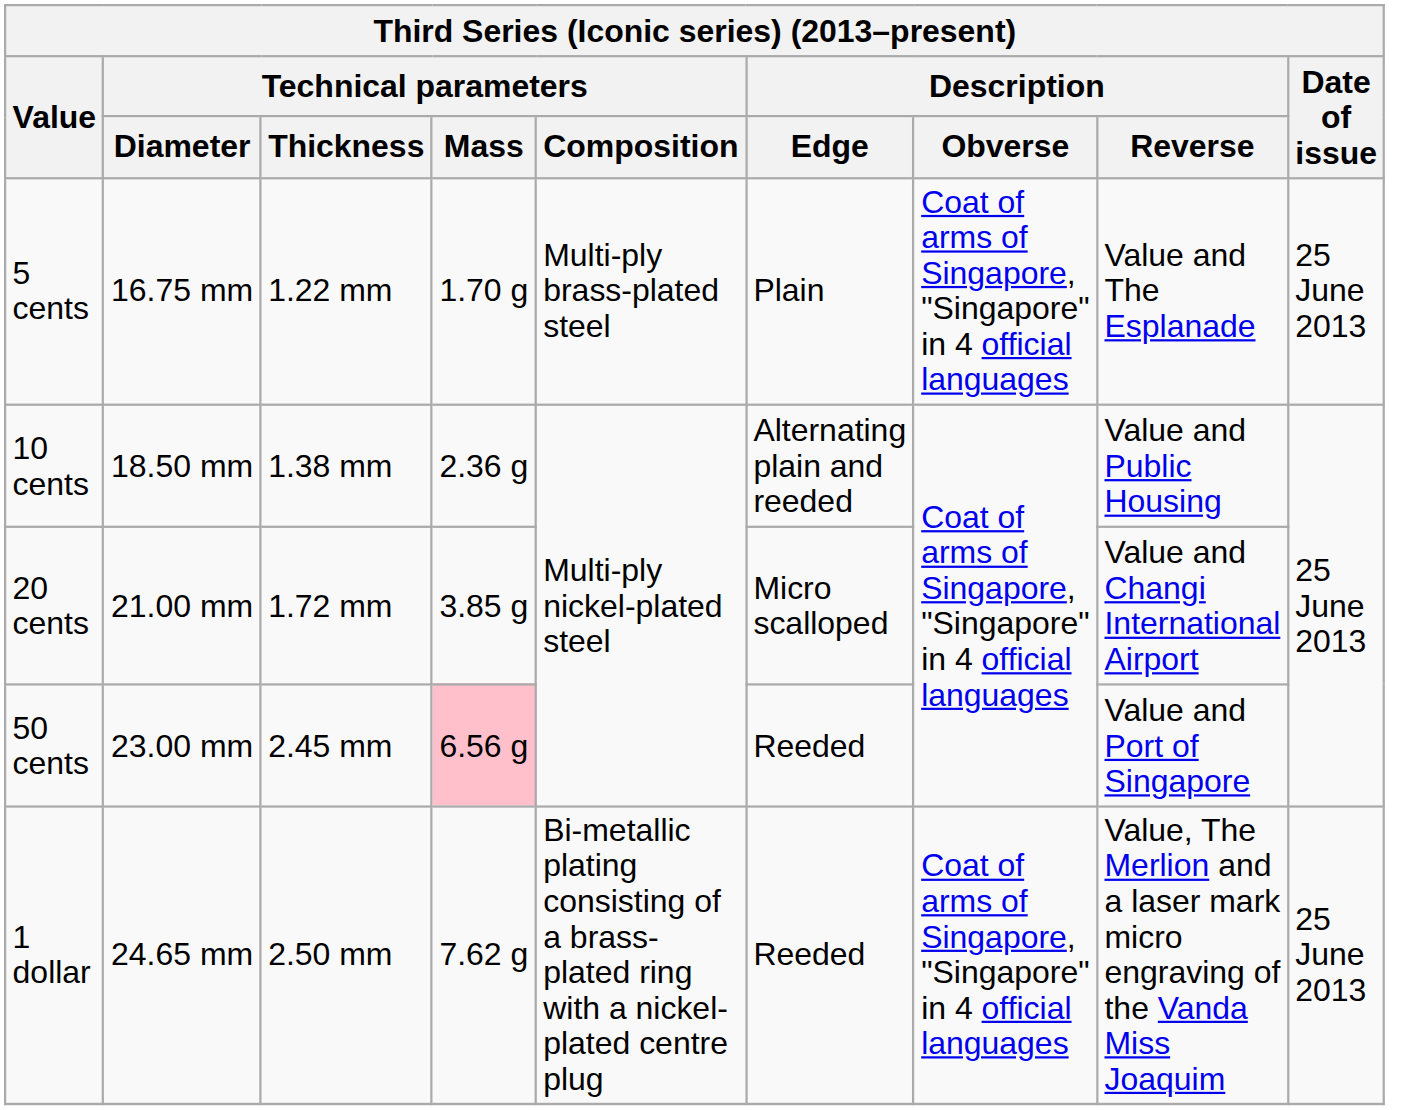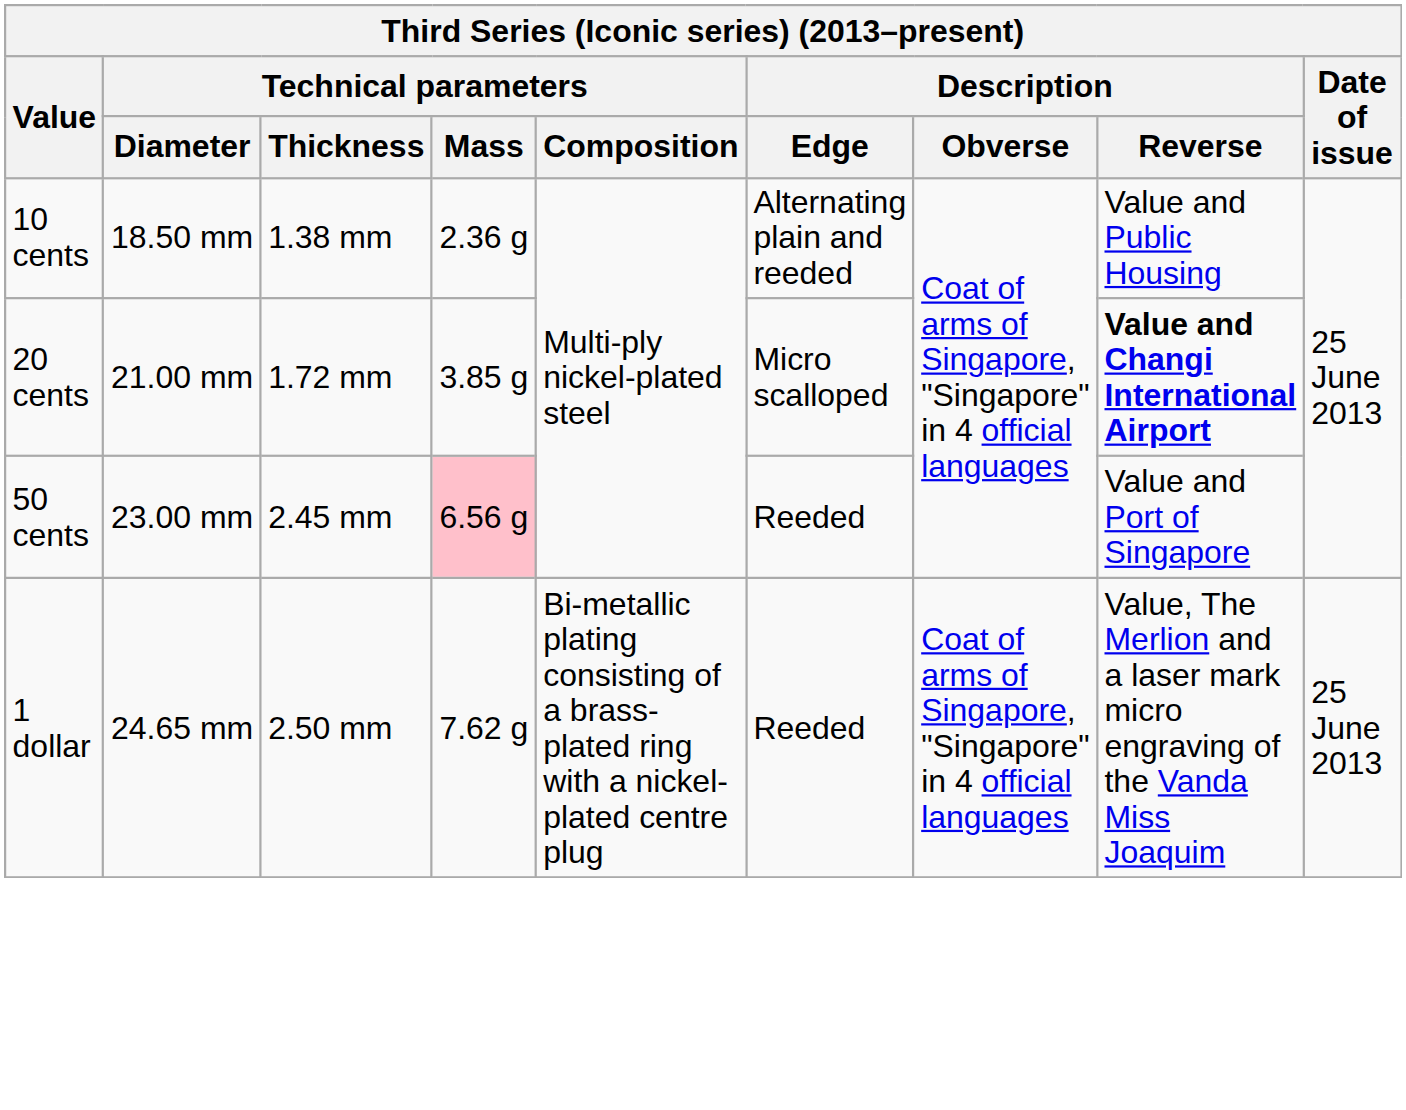- row: (51, 292)
(1192, 606) normal -> (1200, 378) bold
